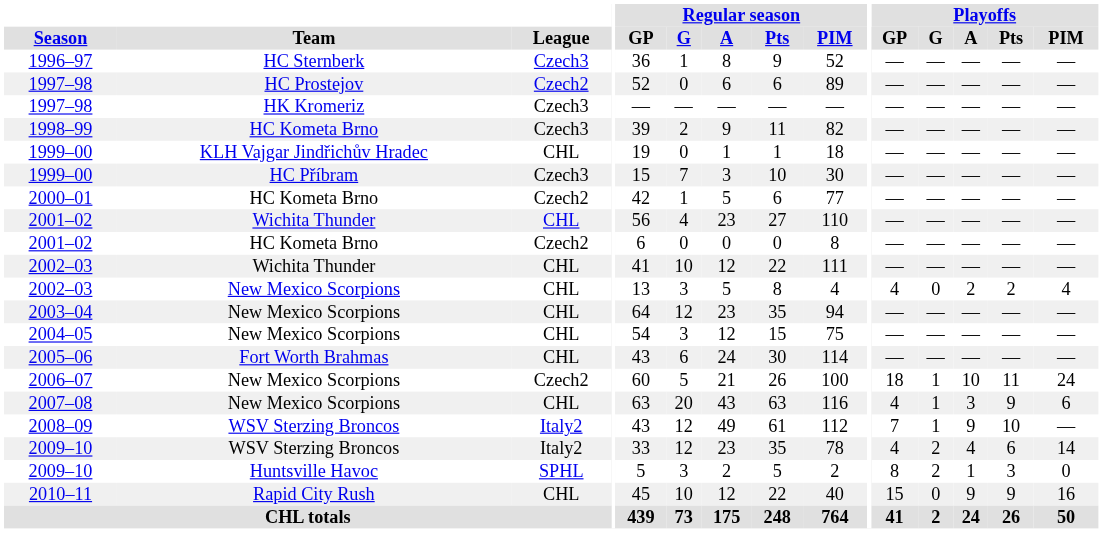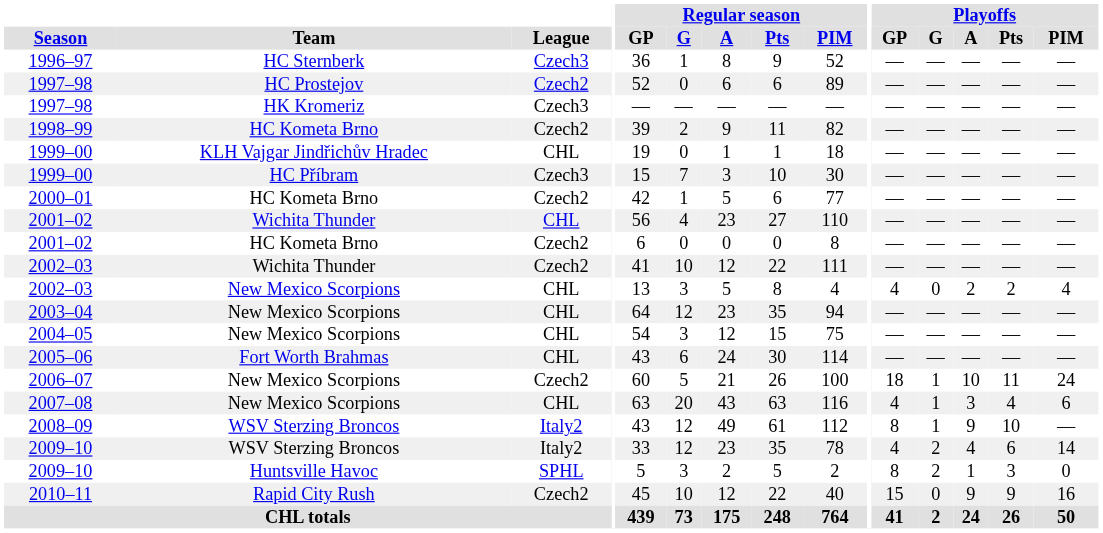(561, 129) Czech3 -> (561, 129) Czech2
(561, 266) CHL -> (561, 266) Czech2
(1011, 402) 9 -> (1011, 402) 4
(895, 425) 7 -> (895, 425) 8
(561, 494) CHL -> (561, 494) Czech2
